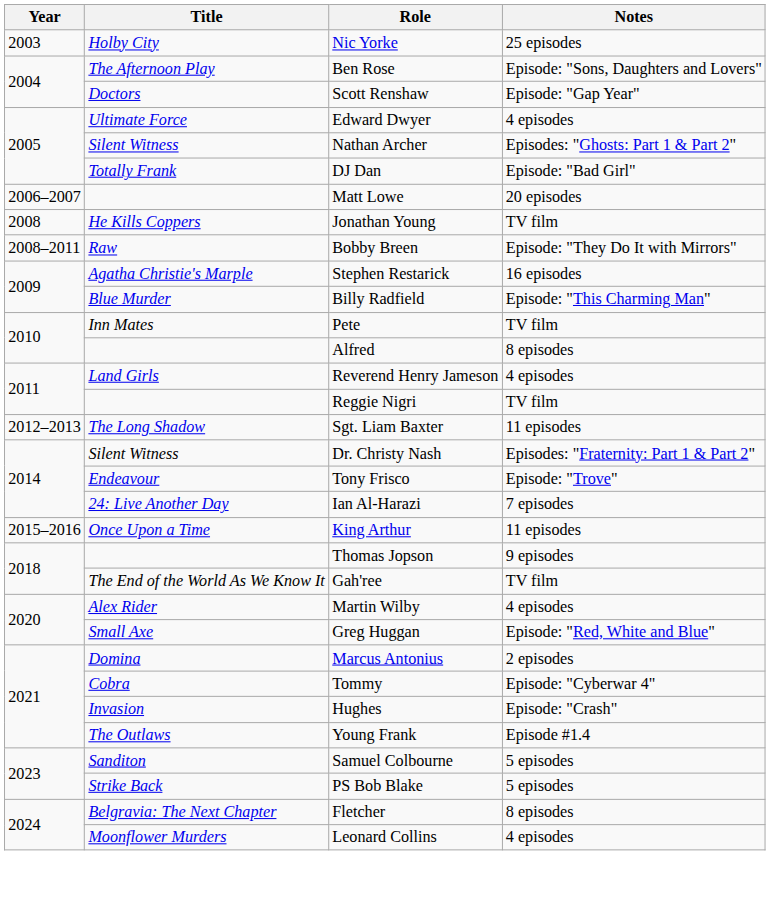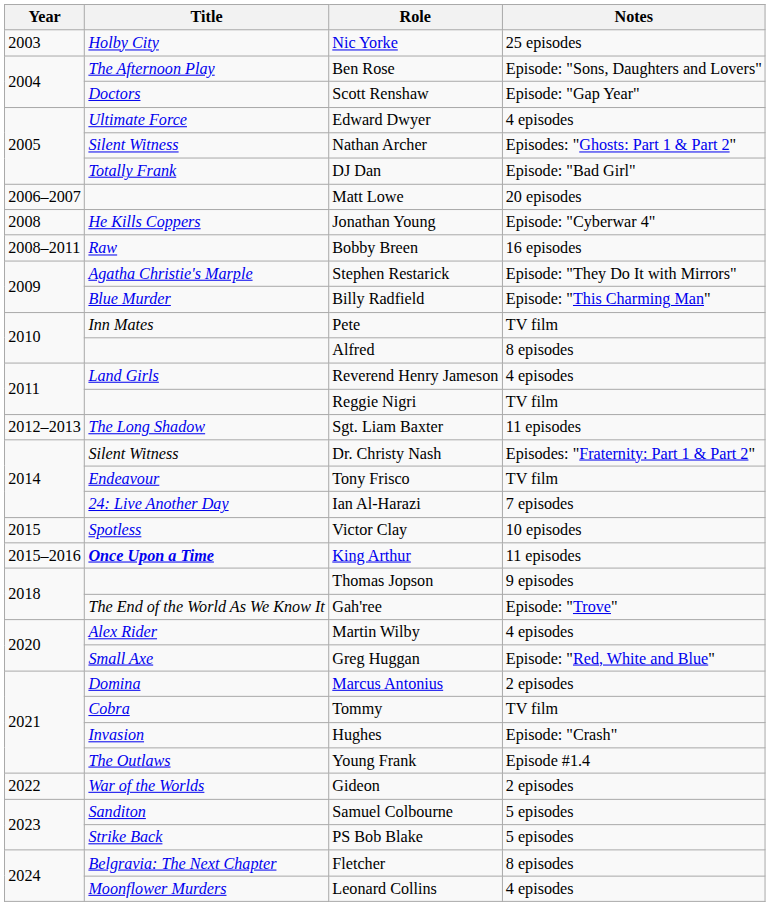(532, 222) TV film -> (581, 222) Episode: "Cyberwar 4"
(621, 247) Episode: "They Do It with Mirrors" -> (544, 247) 16 episodes
(544, 273) 16 episodes -> (621, 273) Episode: "They Do It with Mirrors"
(562, 478) Episode: "Trove" -> (532, 478) TV film
+ row: (370, 529)
(149, 529) normal -> (151, 555) bold
(532, 581) TV film -> (562, 606) Episode: "Trove"
(581, 683) Episode: "Cyberwar 4" -> (532, 709) TV film
+ row: (356, 786)
